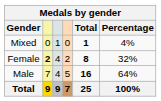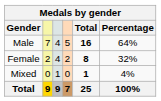rows swapped: (24, 73) <-> (24, 43)
(48, 58) bold -> (48, 58) normal
